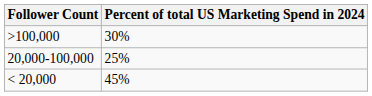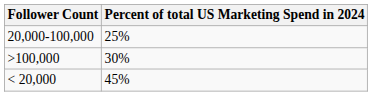rows swapped: (33, 36) <-> (51, 58)
